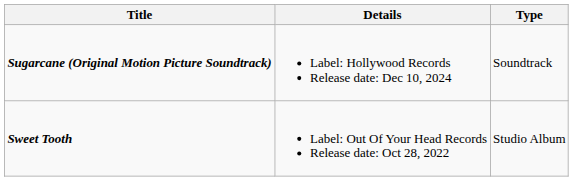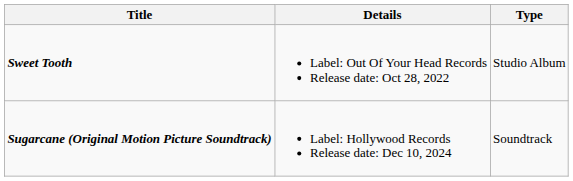rows swapped: (140, 62) <-> (40, 138)
